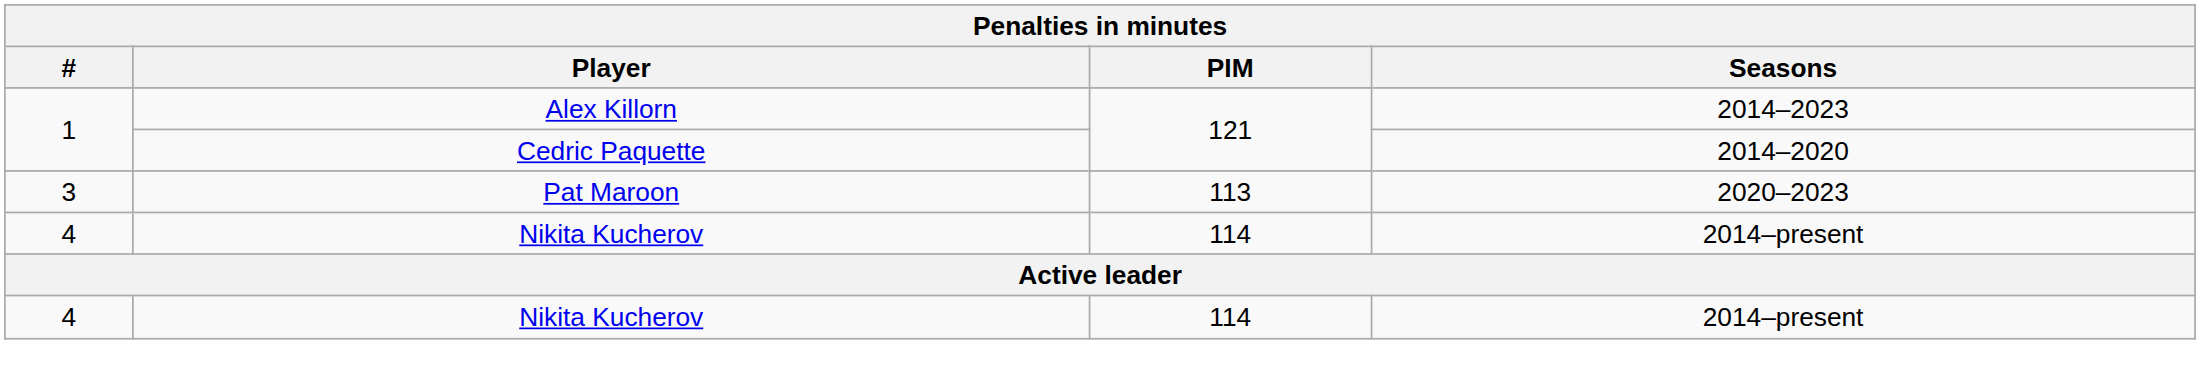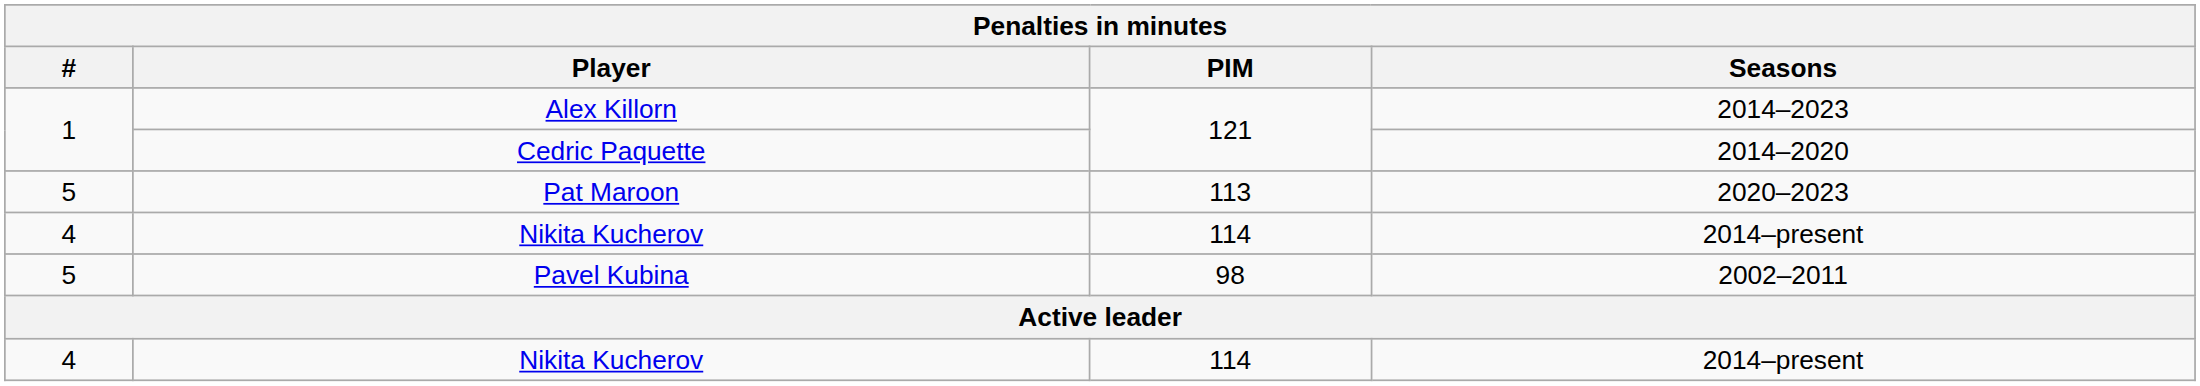(69, 192) 3 -> (69, 192) 5
+ row: (611, 276)
